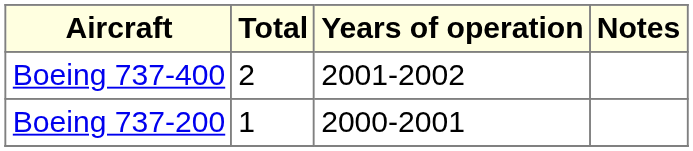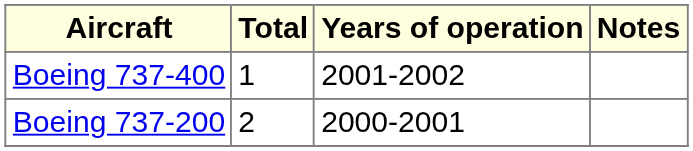(247, 75) 2 -> (247, 75) 1
(247, 121) 1 -> (247, 121) 2
